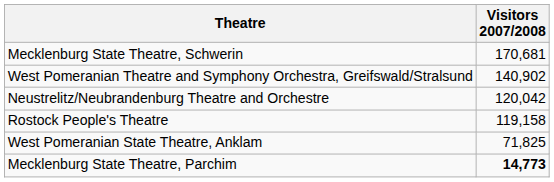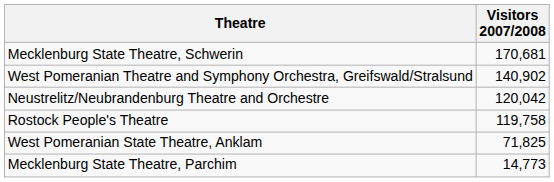(521, 120) 119,158 -> (521, 120) 119,758
(524, 165) bold -> (524, 165) normal
